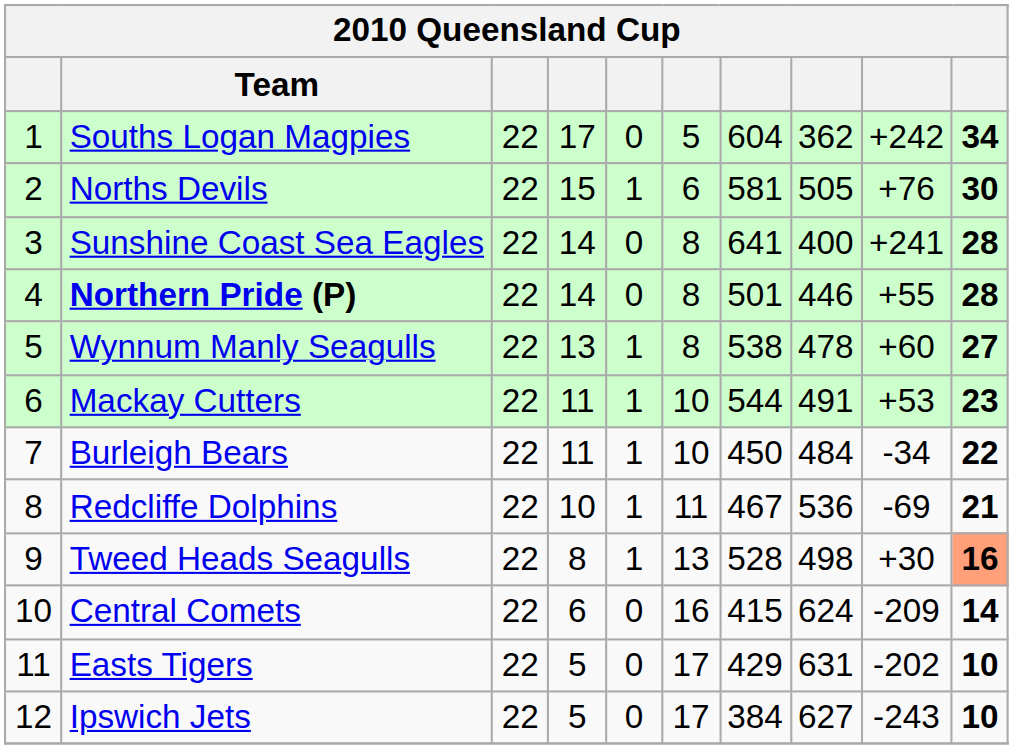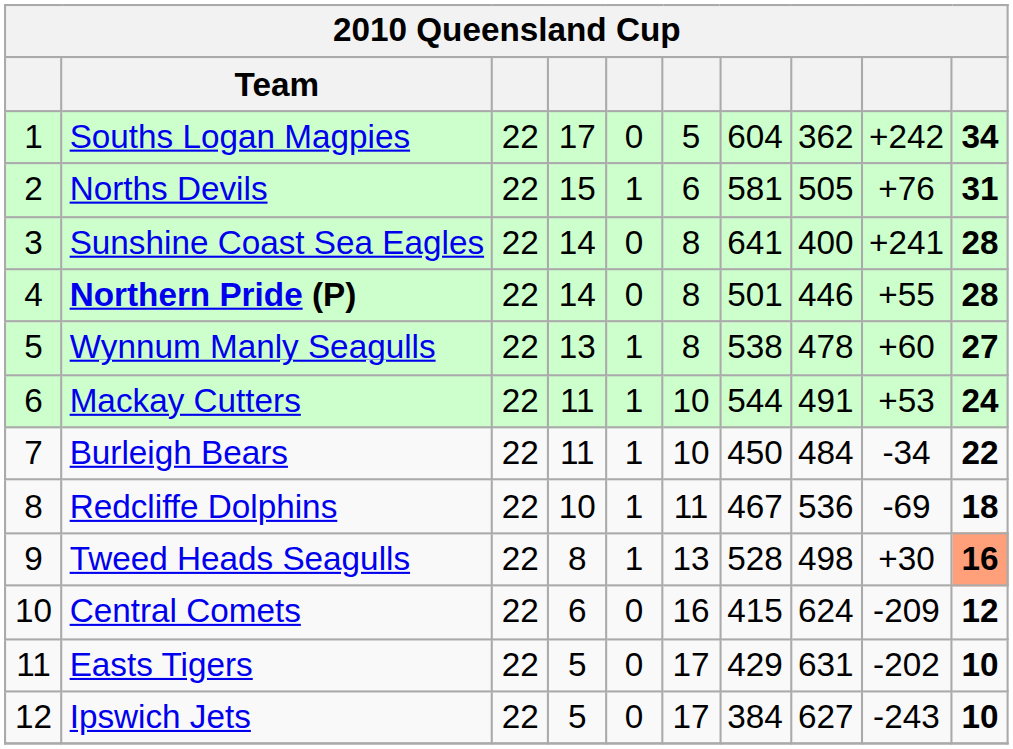(980, 189) 30 -> (980, 189) 31
(980, 400) 23 -> (980, 400) 24
(980, 505) 21 -> (980, 505) 18
(980, 611) 14 -> (980, 611) 12
